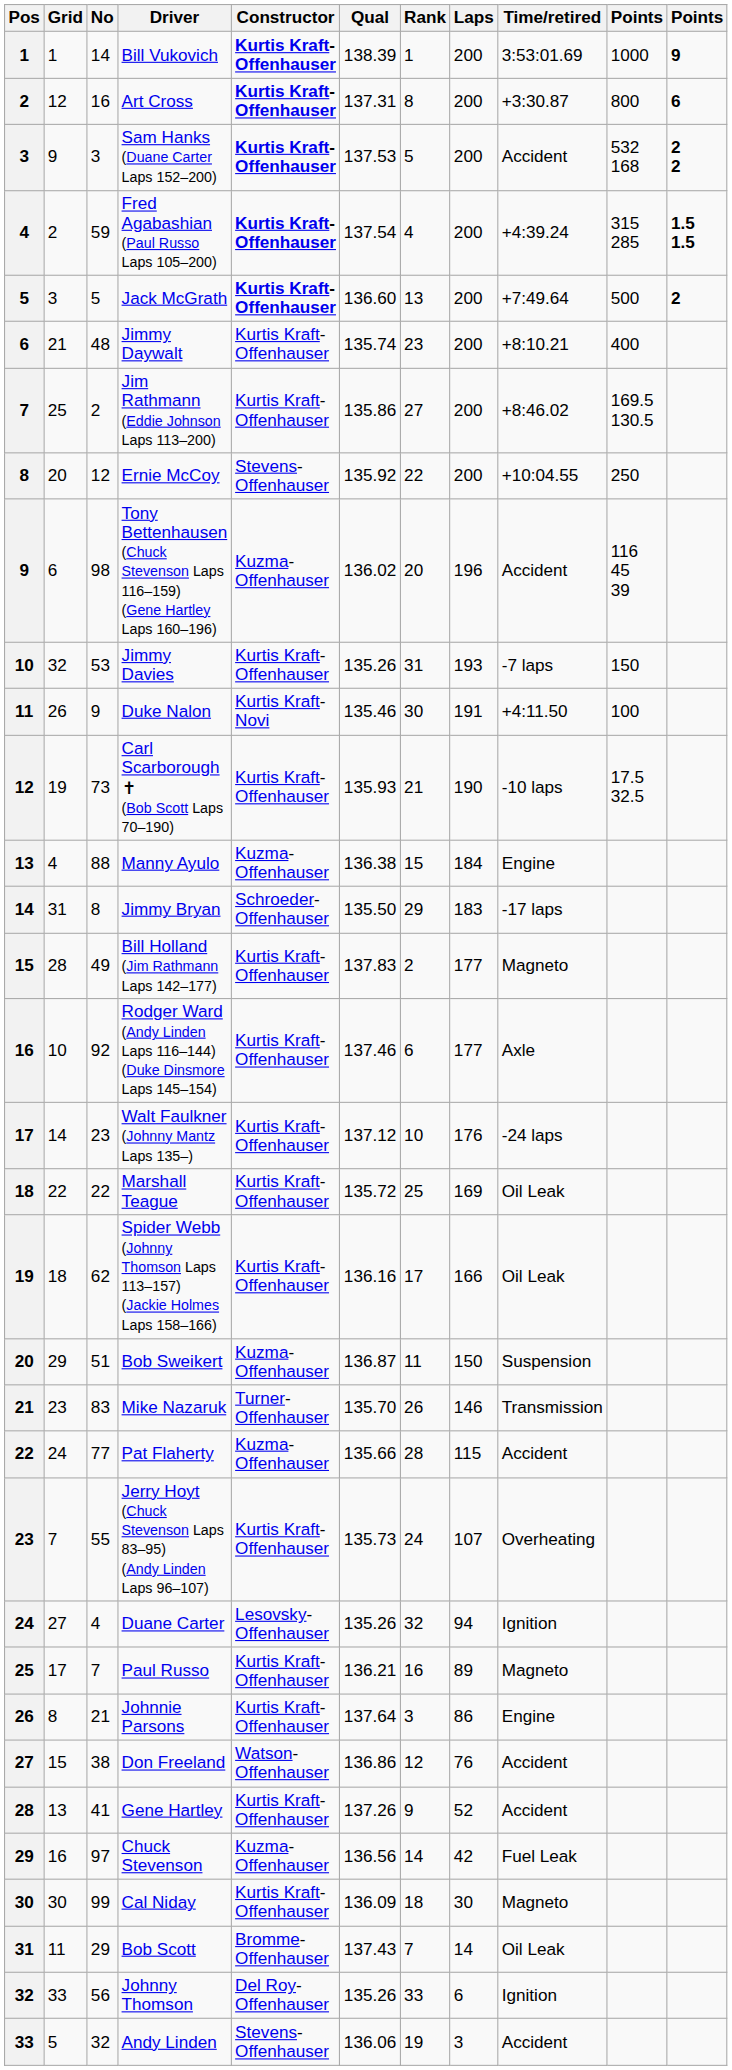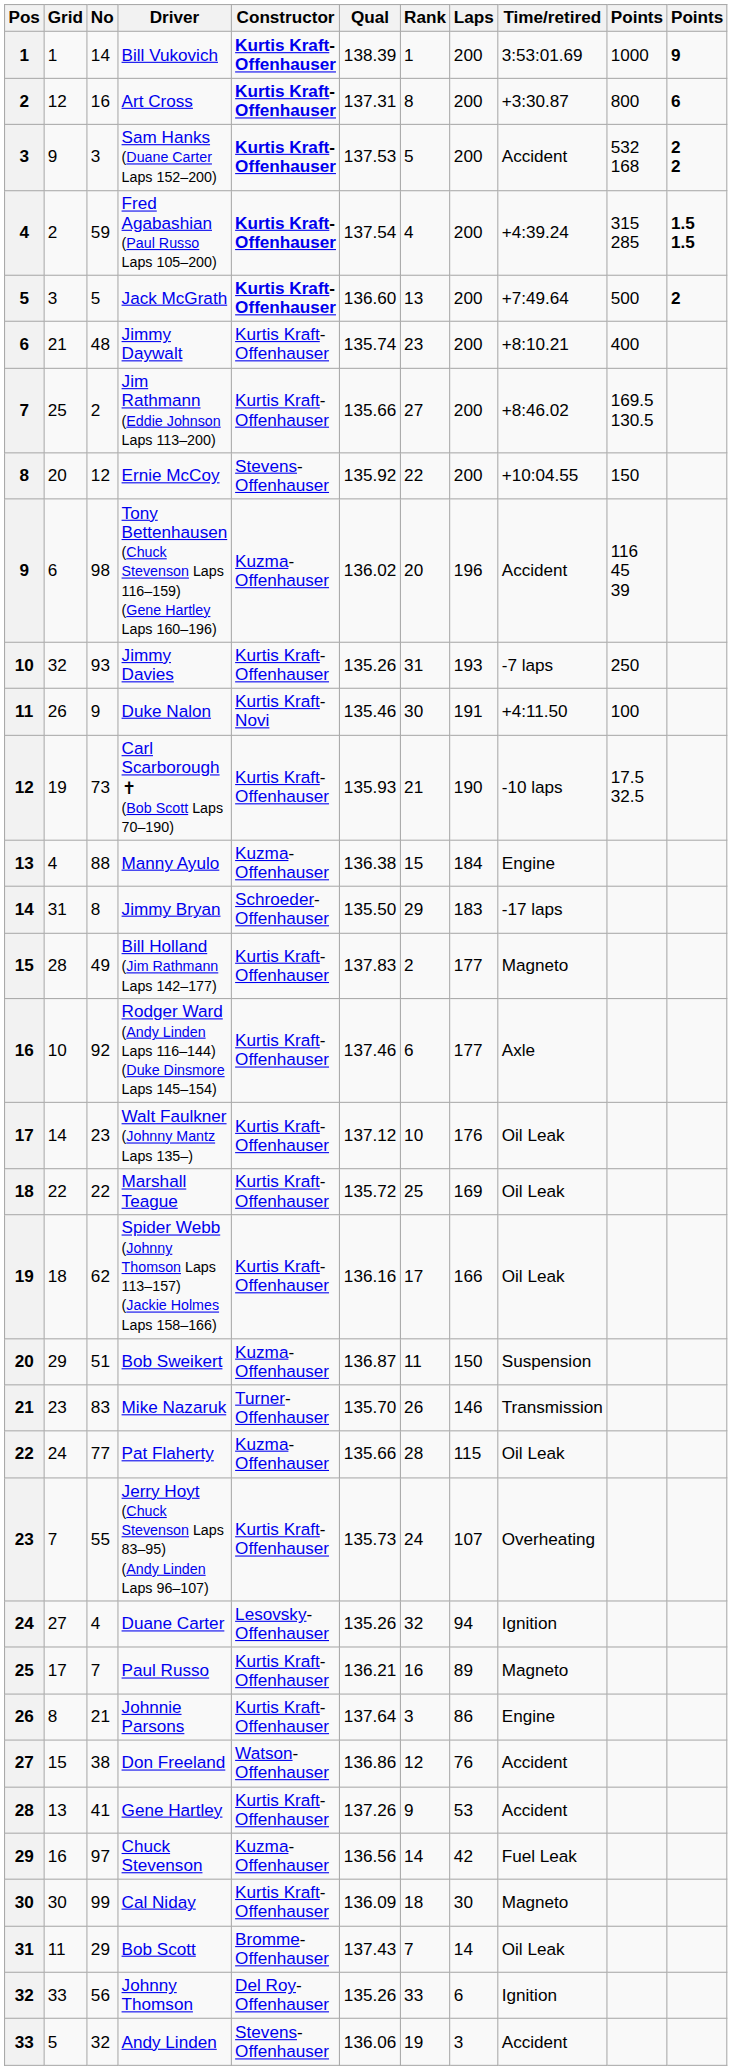(370, 410) 135.86 -> (370, 410) 135.66
(625, 476) 250 -> (625, 476) 150
(100, 665) 53 -> (100, 665) 93
(625, 665) 150 -> (625, 665) 250
(532, 1135) -24 laps -> (533, 1135) Oil Leak
(535, 1454) Accident -> (533, 1454) Oil Leak
(463, 1809) 52 -> (463, 1809) 53
